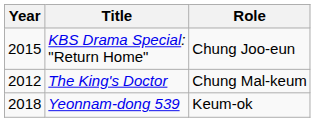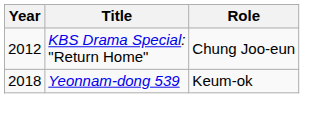(25, 48) 2015 -> (25, 48) 2012
- row: (108, 81)
